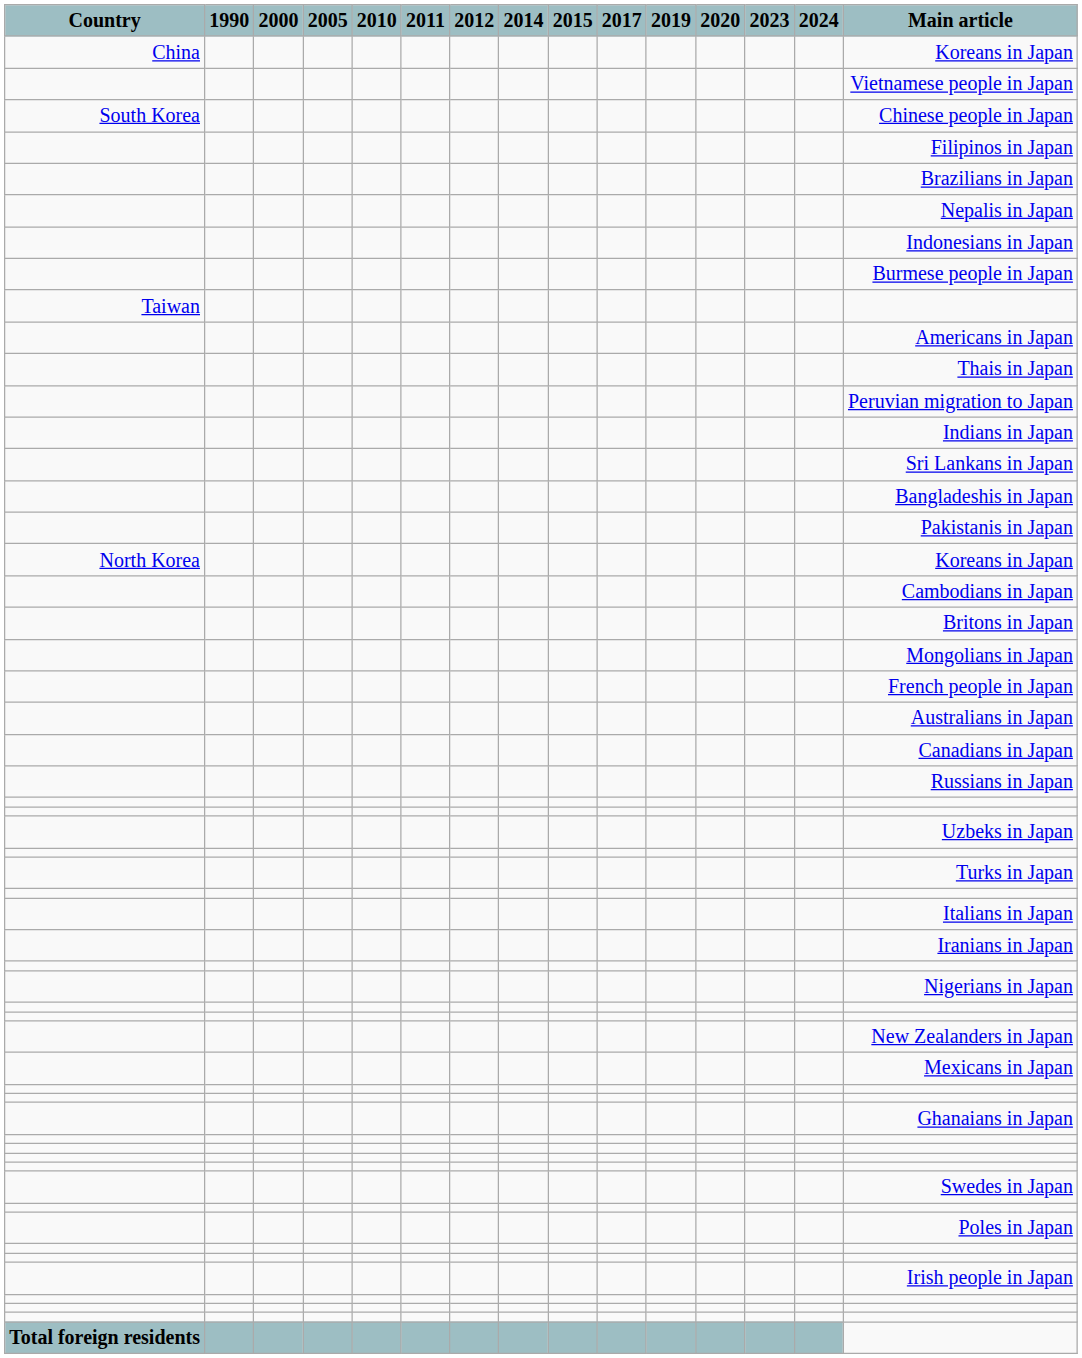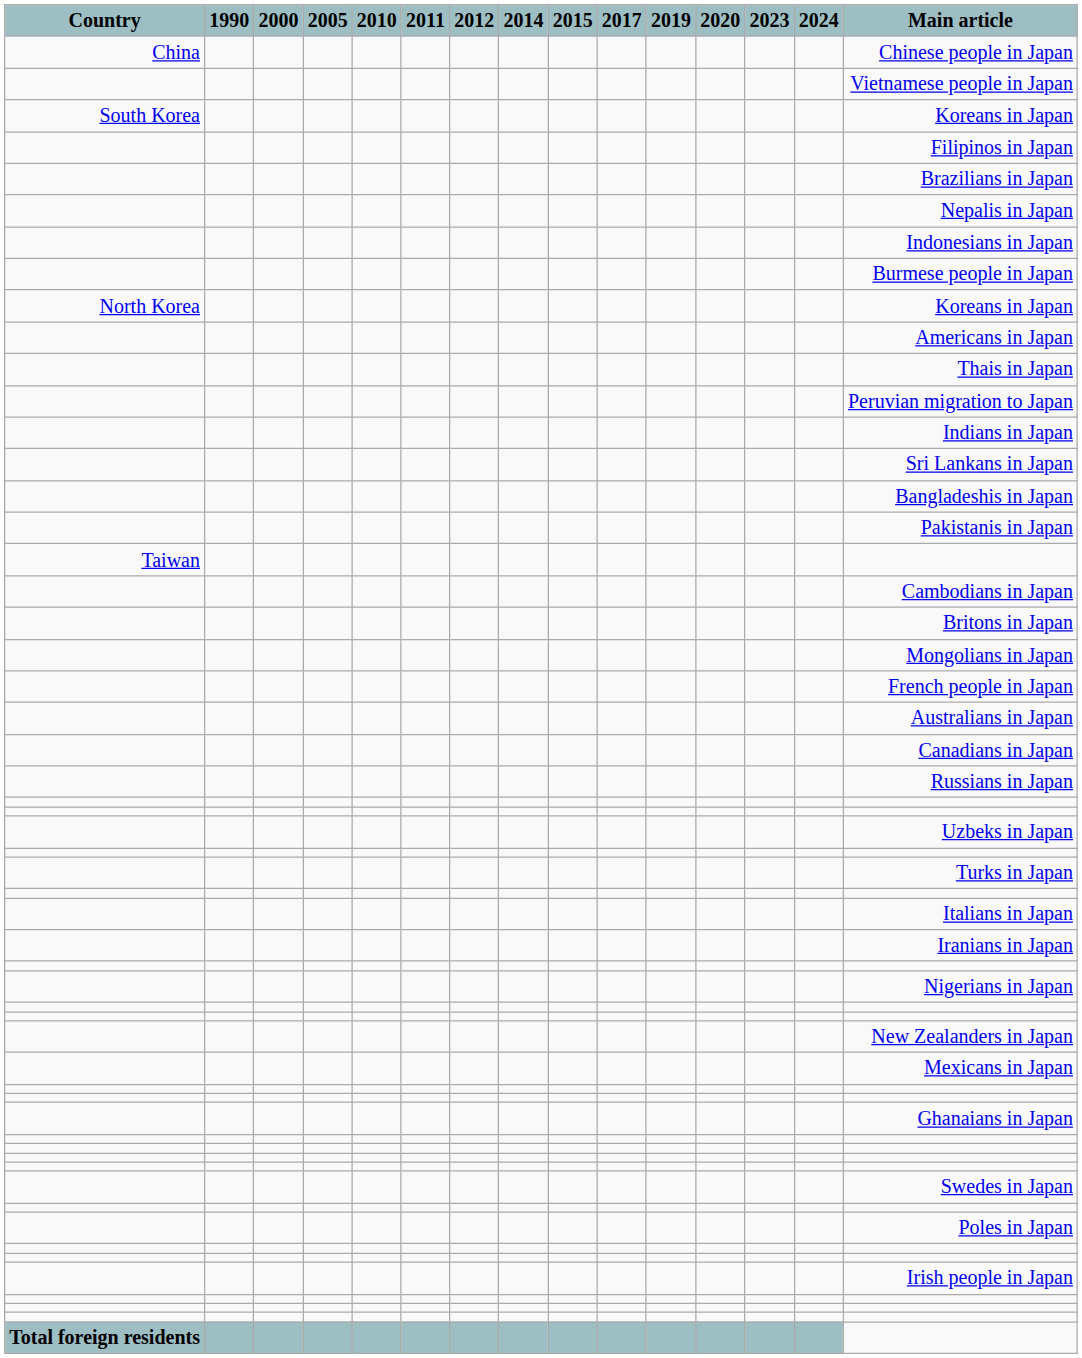(1004, 52) Koreans in Japan -> (976, 52) Chinese people in Japan
(976, 115) Chinese people in Japan -> (1004, 115) Koreans in Japan
rows swapped: (171, 305) <-> (150, 559)
